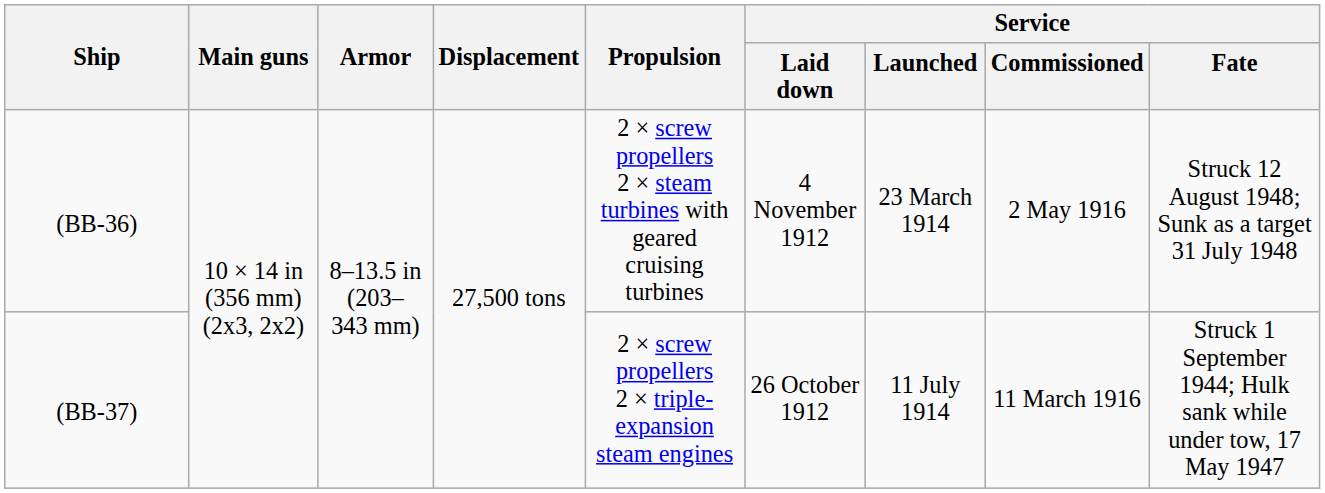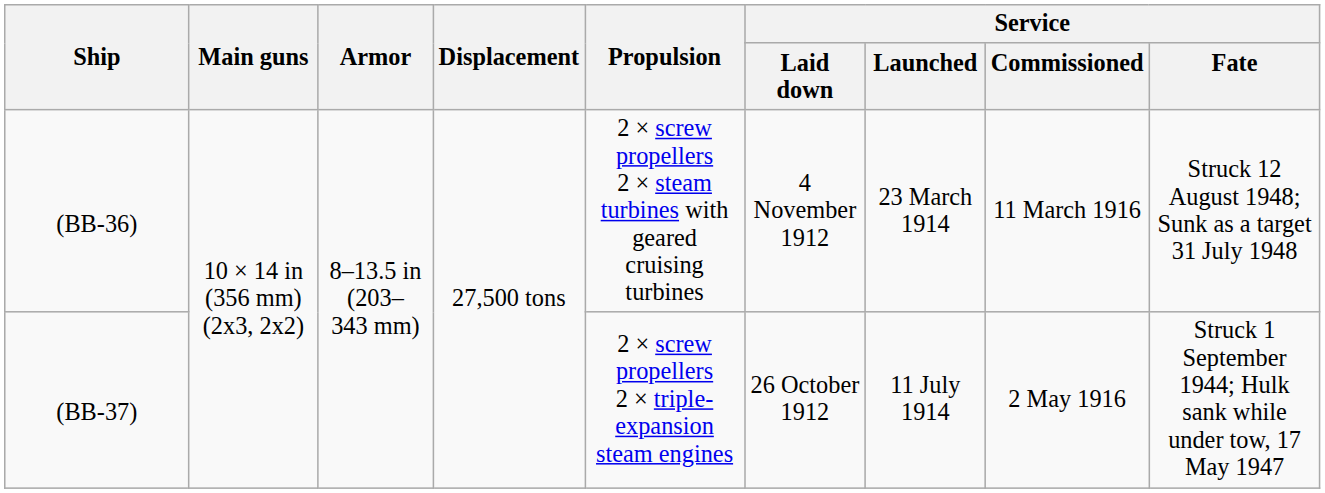(1067, 210) 2 May 1916 -> (1067, 210) 11 March 1916
(1067, 399) 11 March 1916 -> (1067, 399) 2 May 1916
